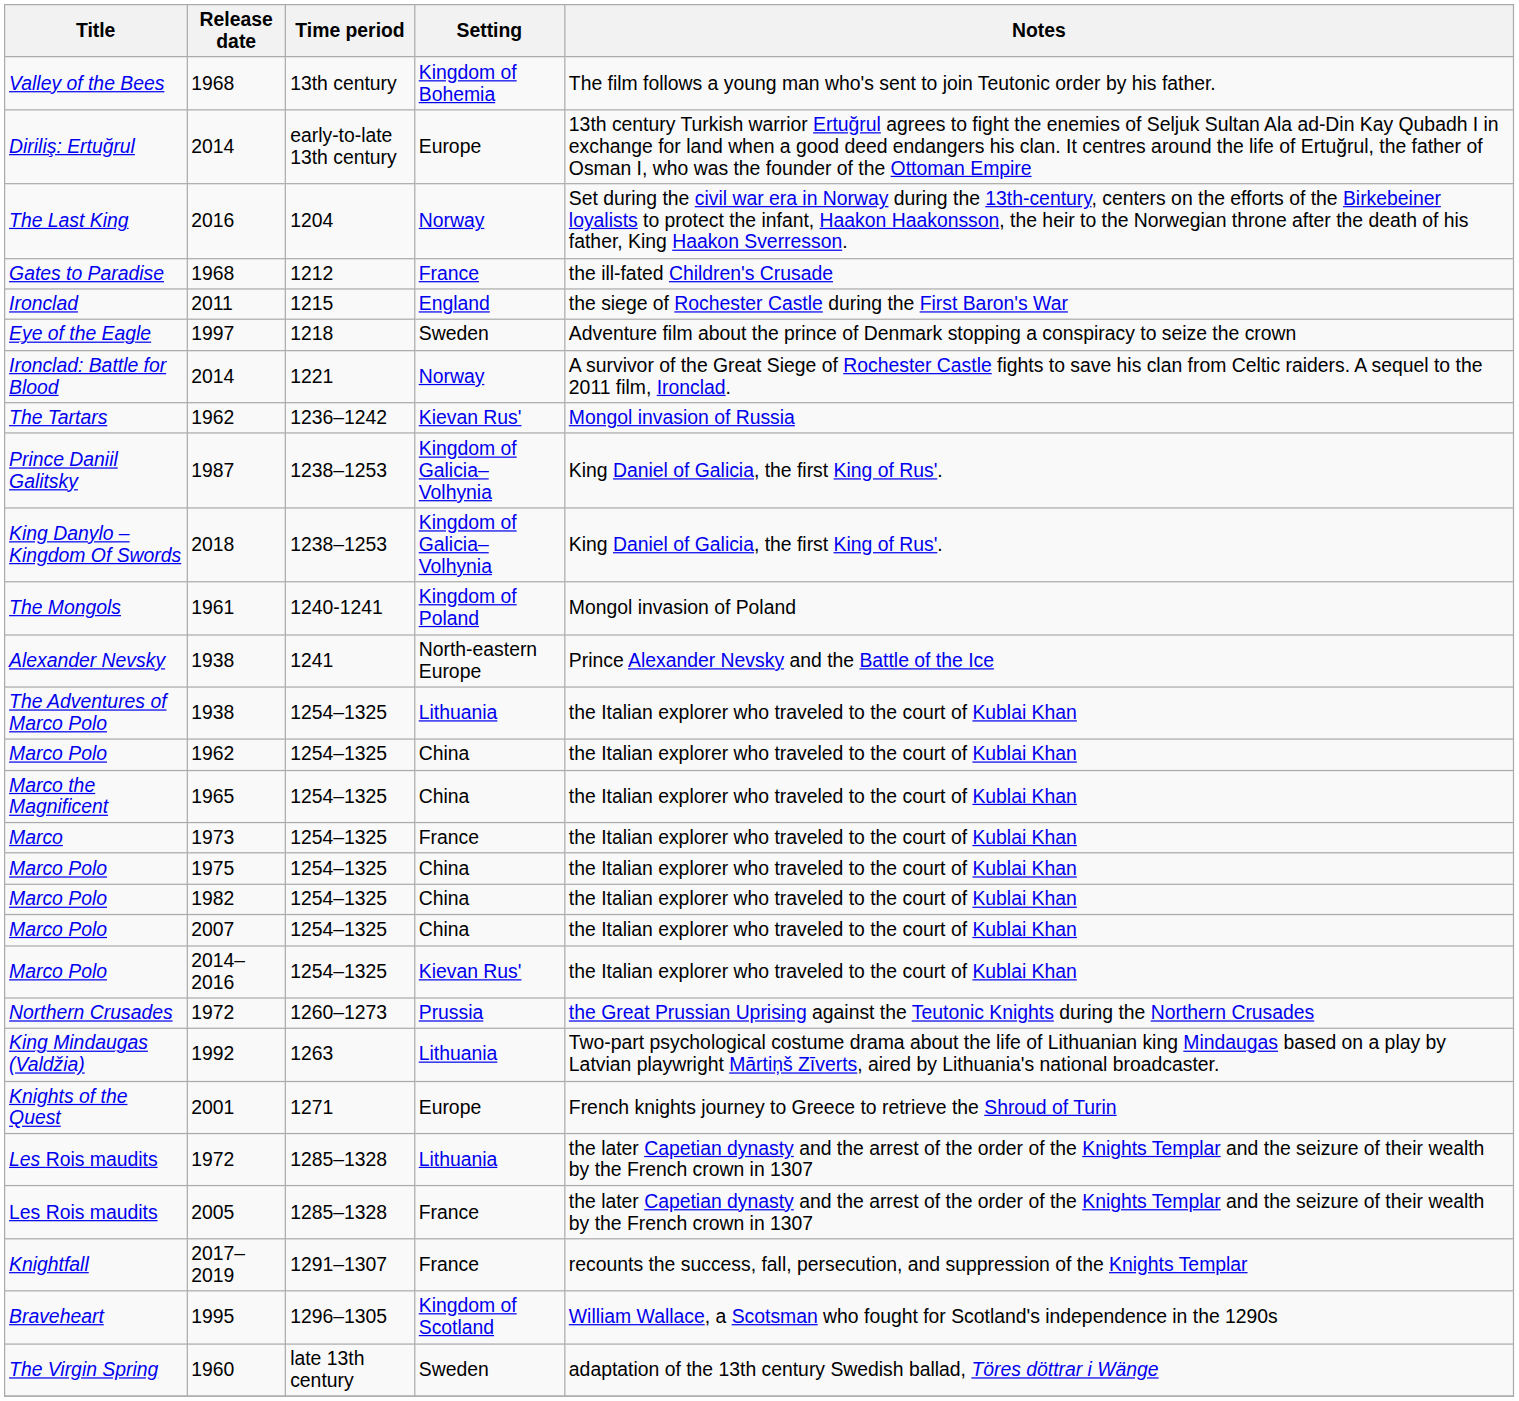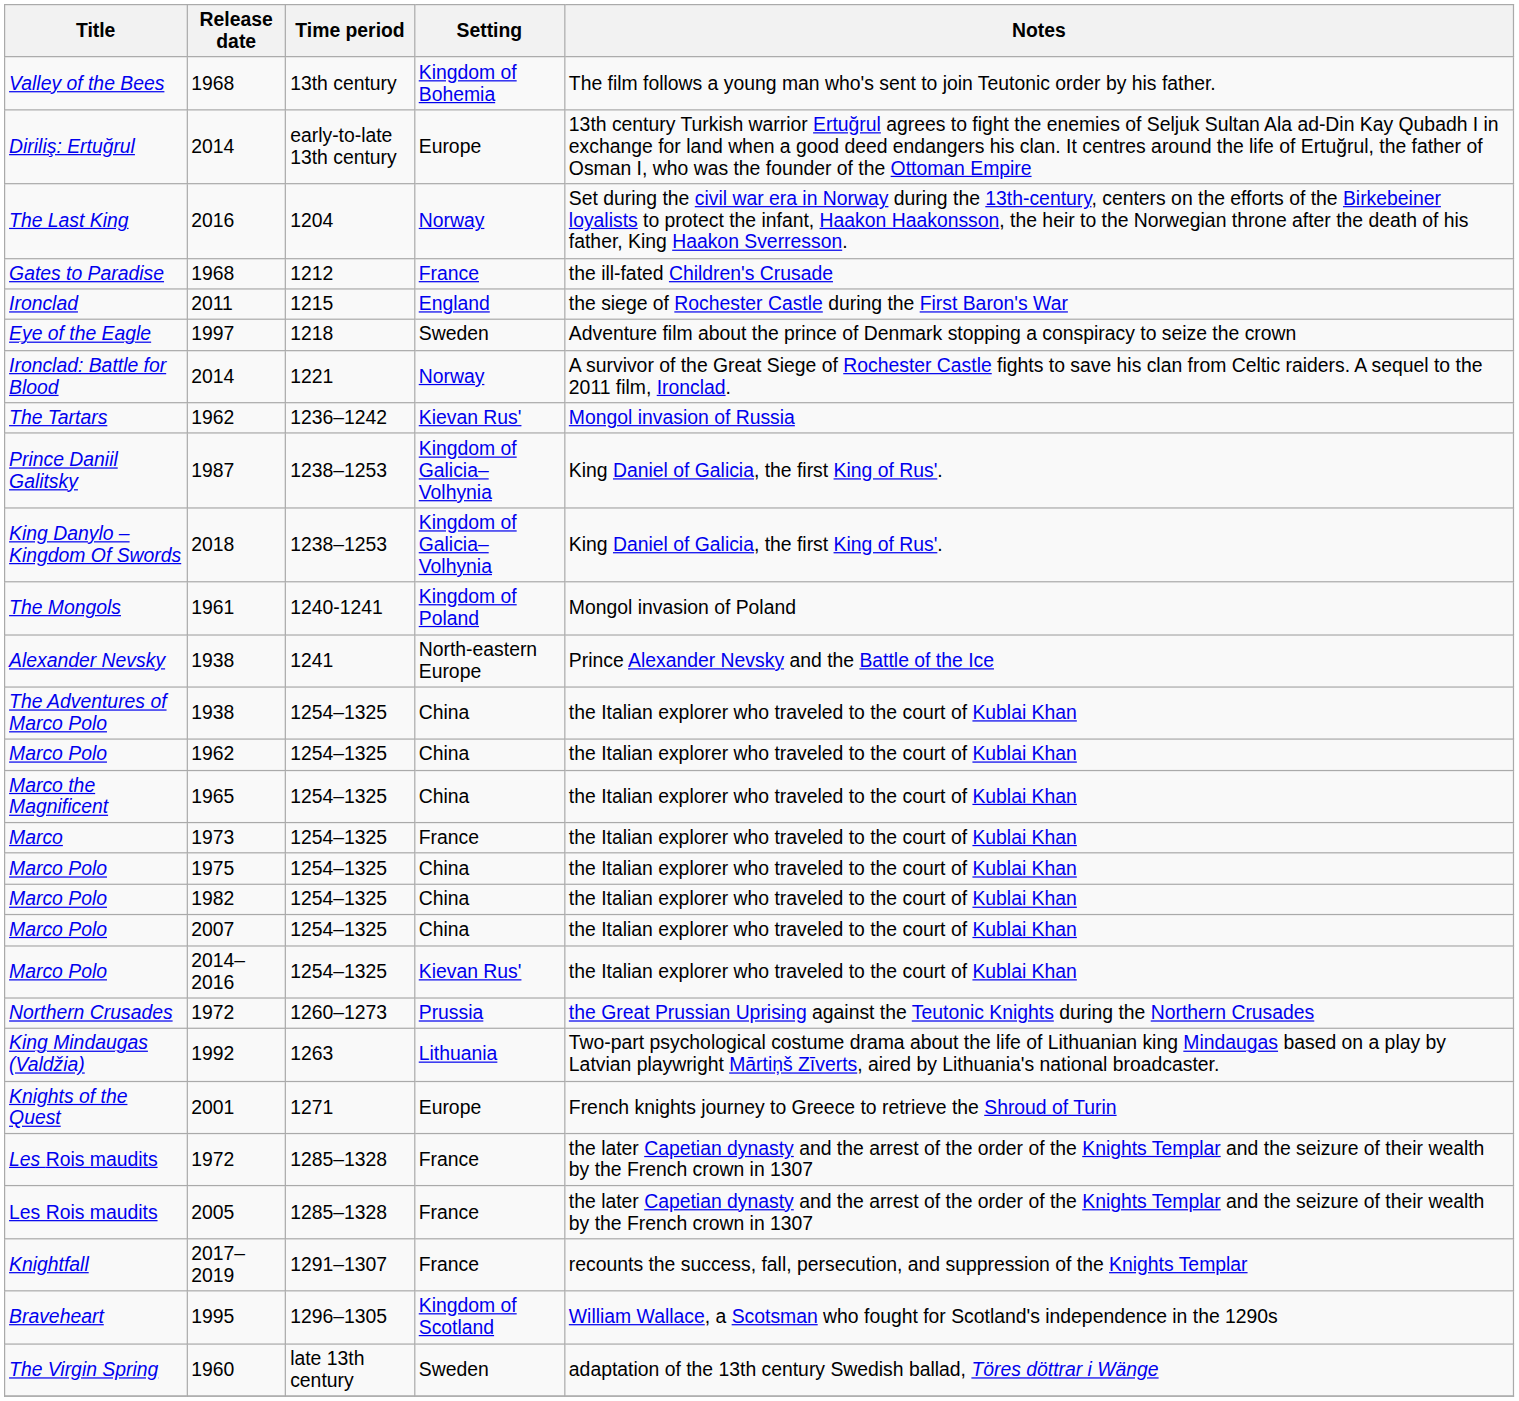(458, 713) Lithuania -> (444, 713) China
(458, 1159) Lithuania -> (449, 1159) France
